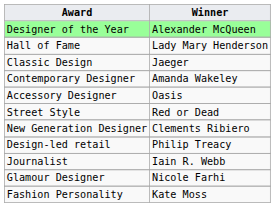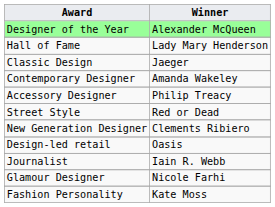(167, 95) Oasis -> (192, 95) Philip Treacy
(192, 145) Philip Treacy -> (167, 145) Oasis
